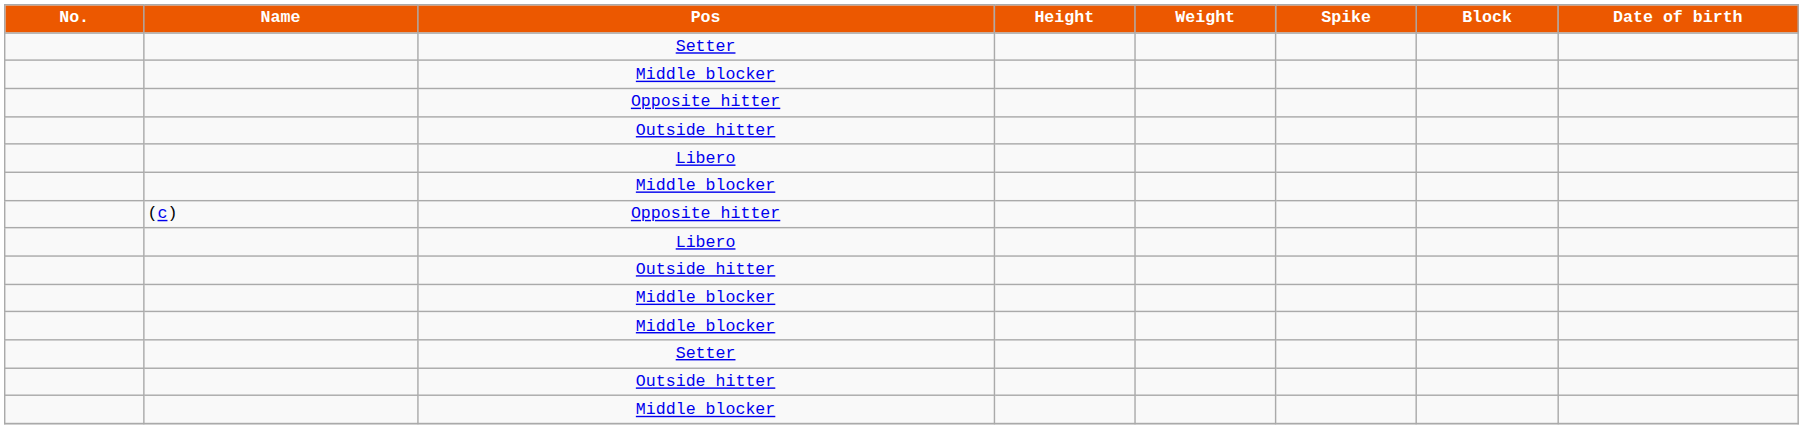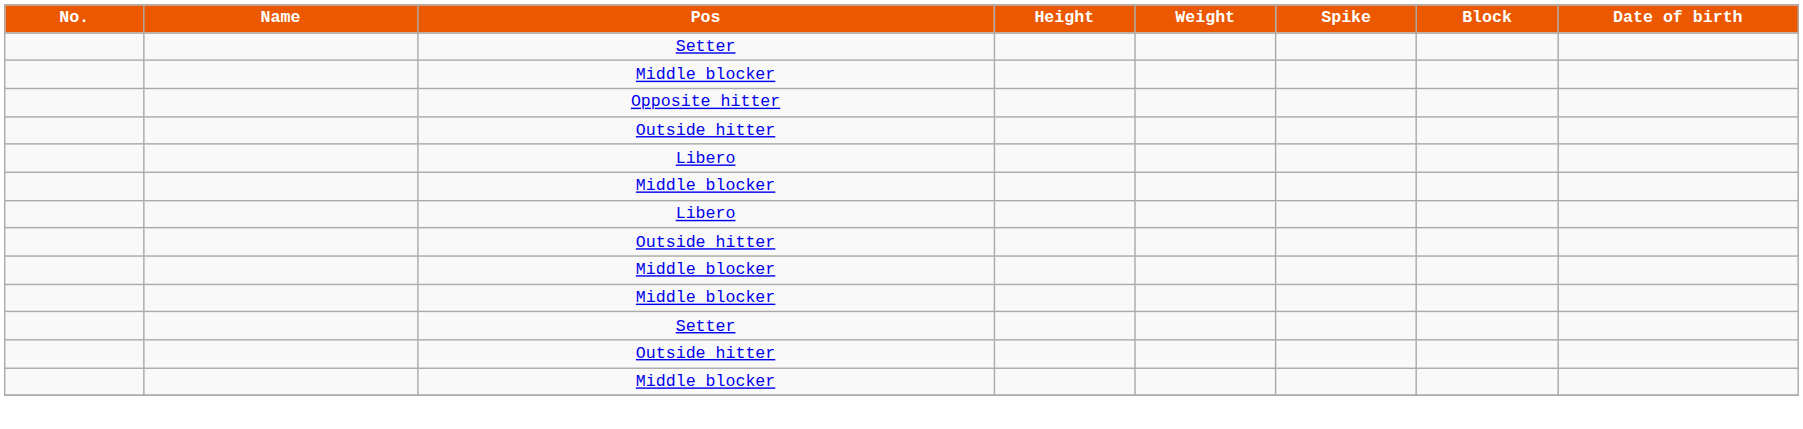- row: (162, 214)
